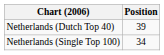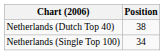(141, 27) 39 -> (141, 27) 38
